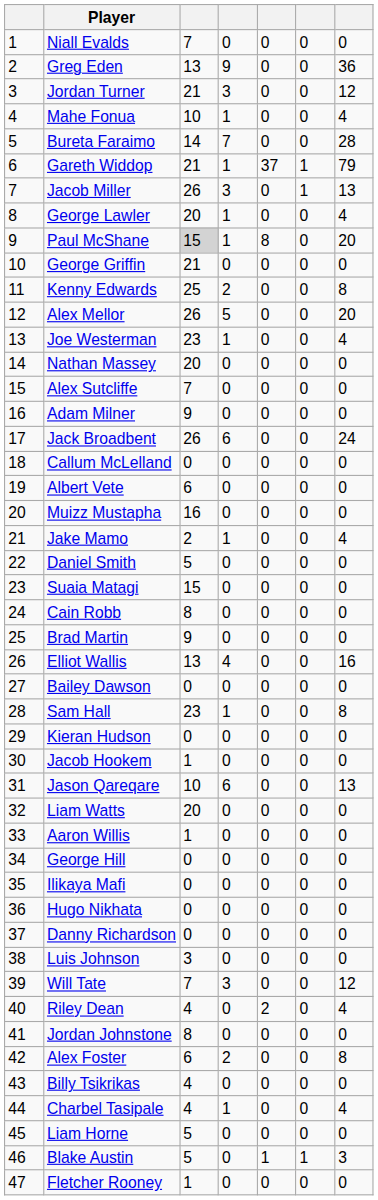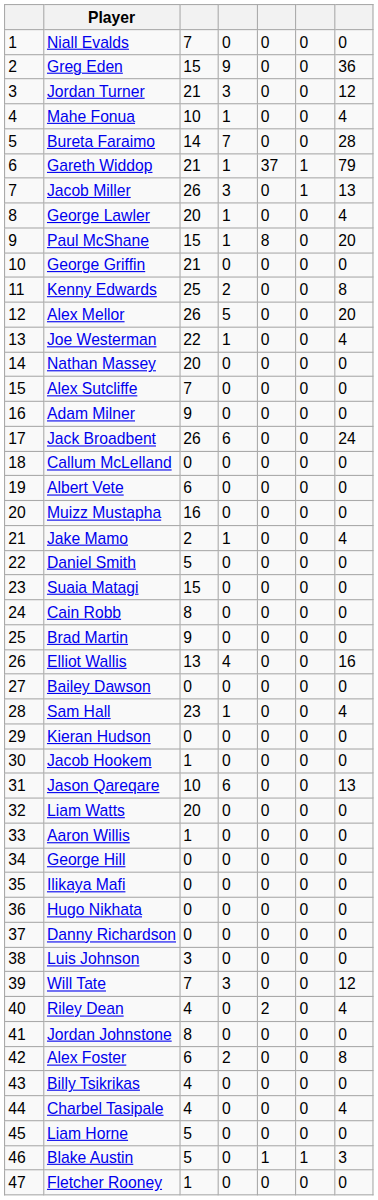(192, 67) 13 -> (192, 67) 15
(192, 241) lightgrey background -> (192, 241) no background
(192, 340) 23 -> (192, 340) 22
(343, 712) 8 -> (343, 712) 4
(226, 1108) 1 -> (226, 1108) 0
